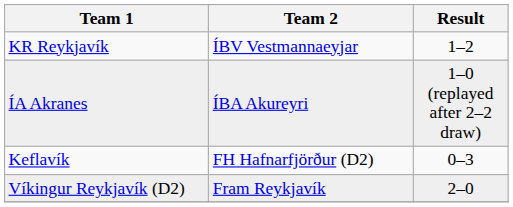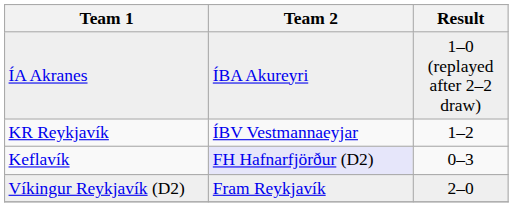rows swapped: (59, 45) <-> (48, 103)
(293, 160) no background -> (293, 160) lavender background
